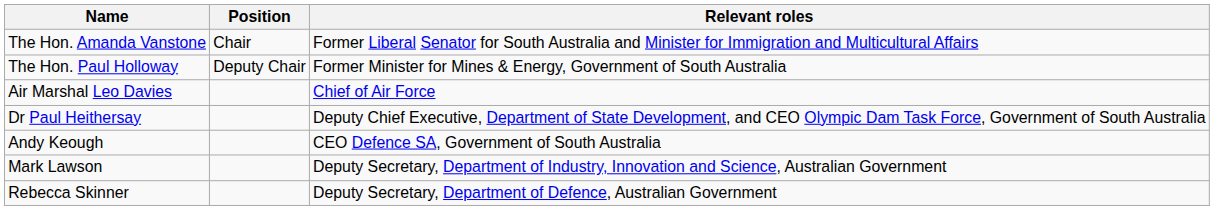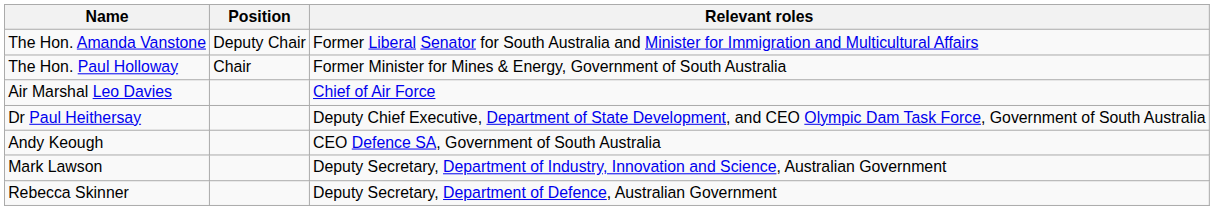(232, 42) Chair -> (260, 42) Deputy Chair
(260, 67) Deputy Chair -> (232, 67) Chair
